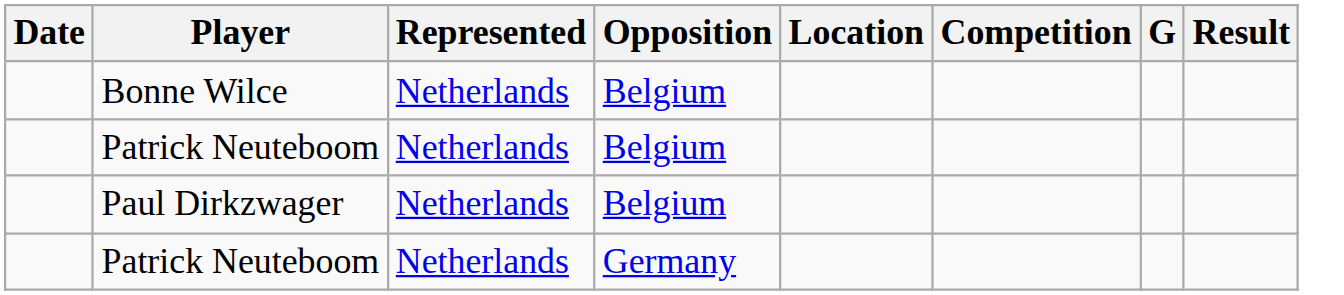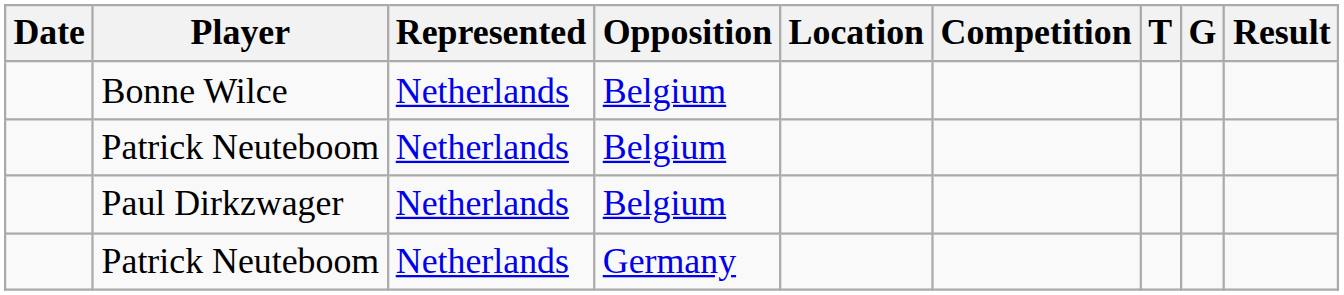+ column: (1160, 32)
